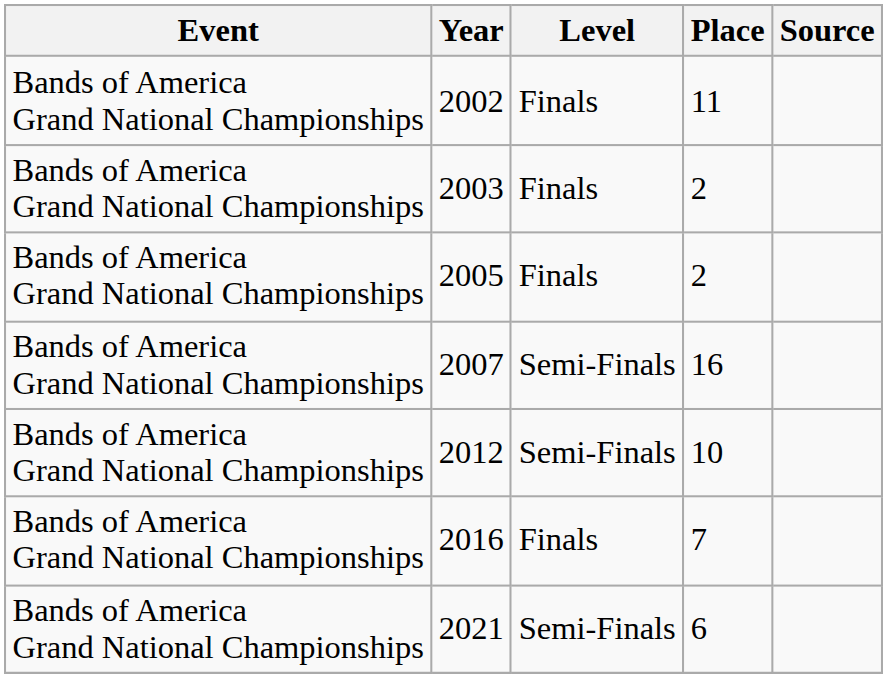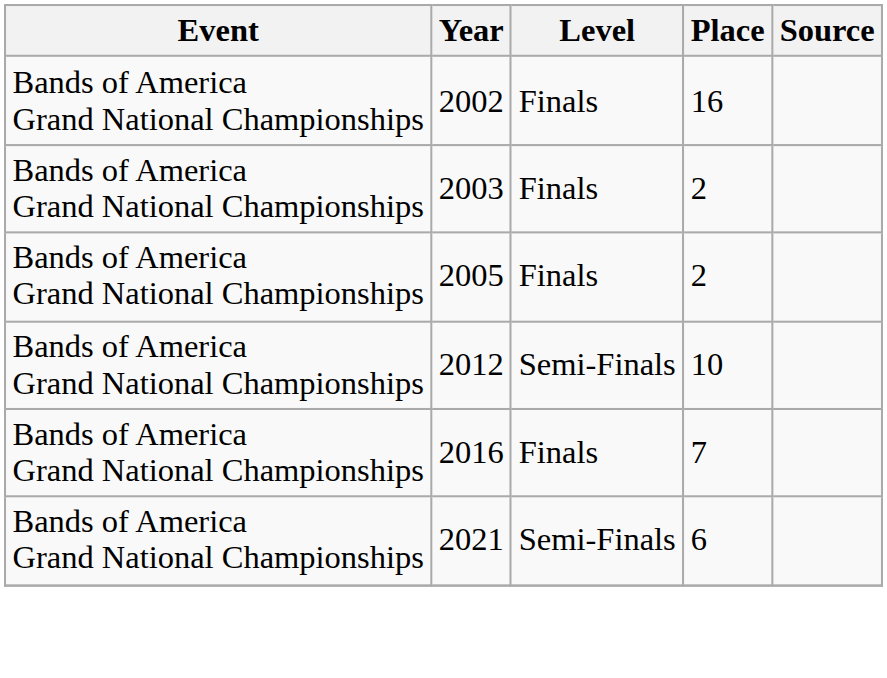(706, 100) 11 -> (707, 100) 16
- row: (471, 364)
